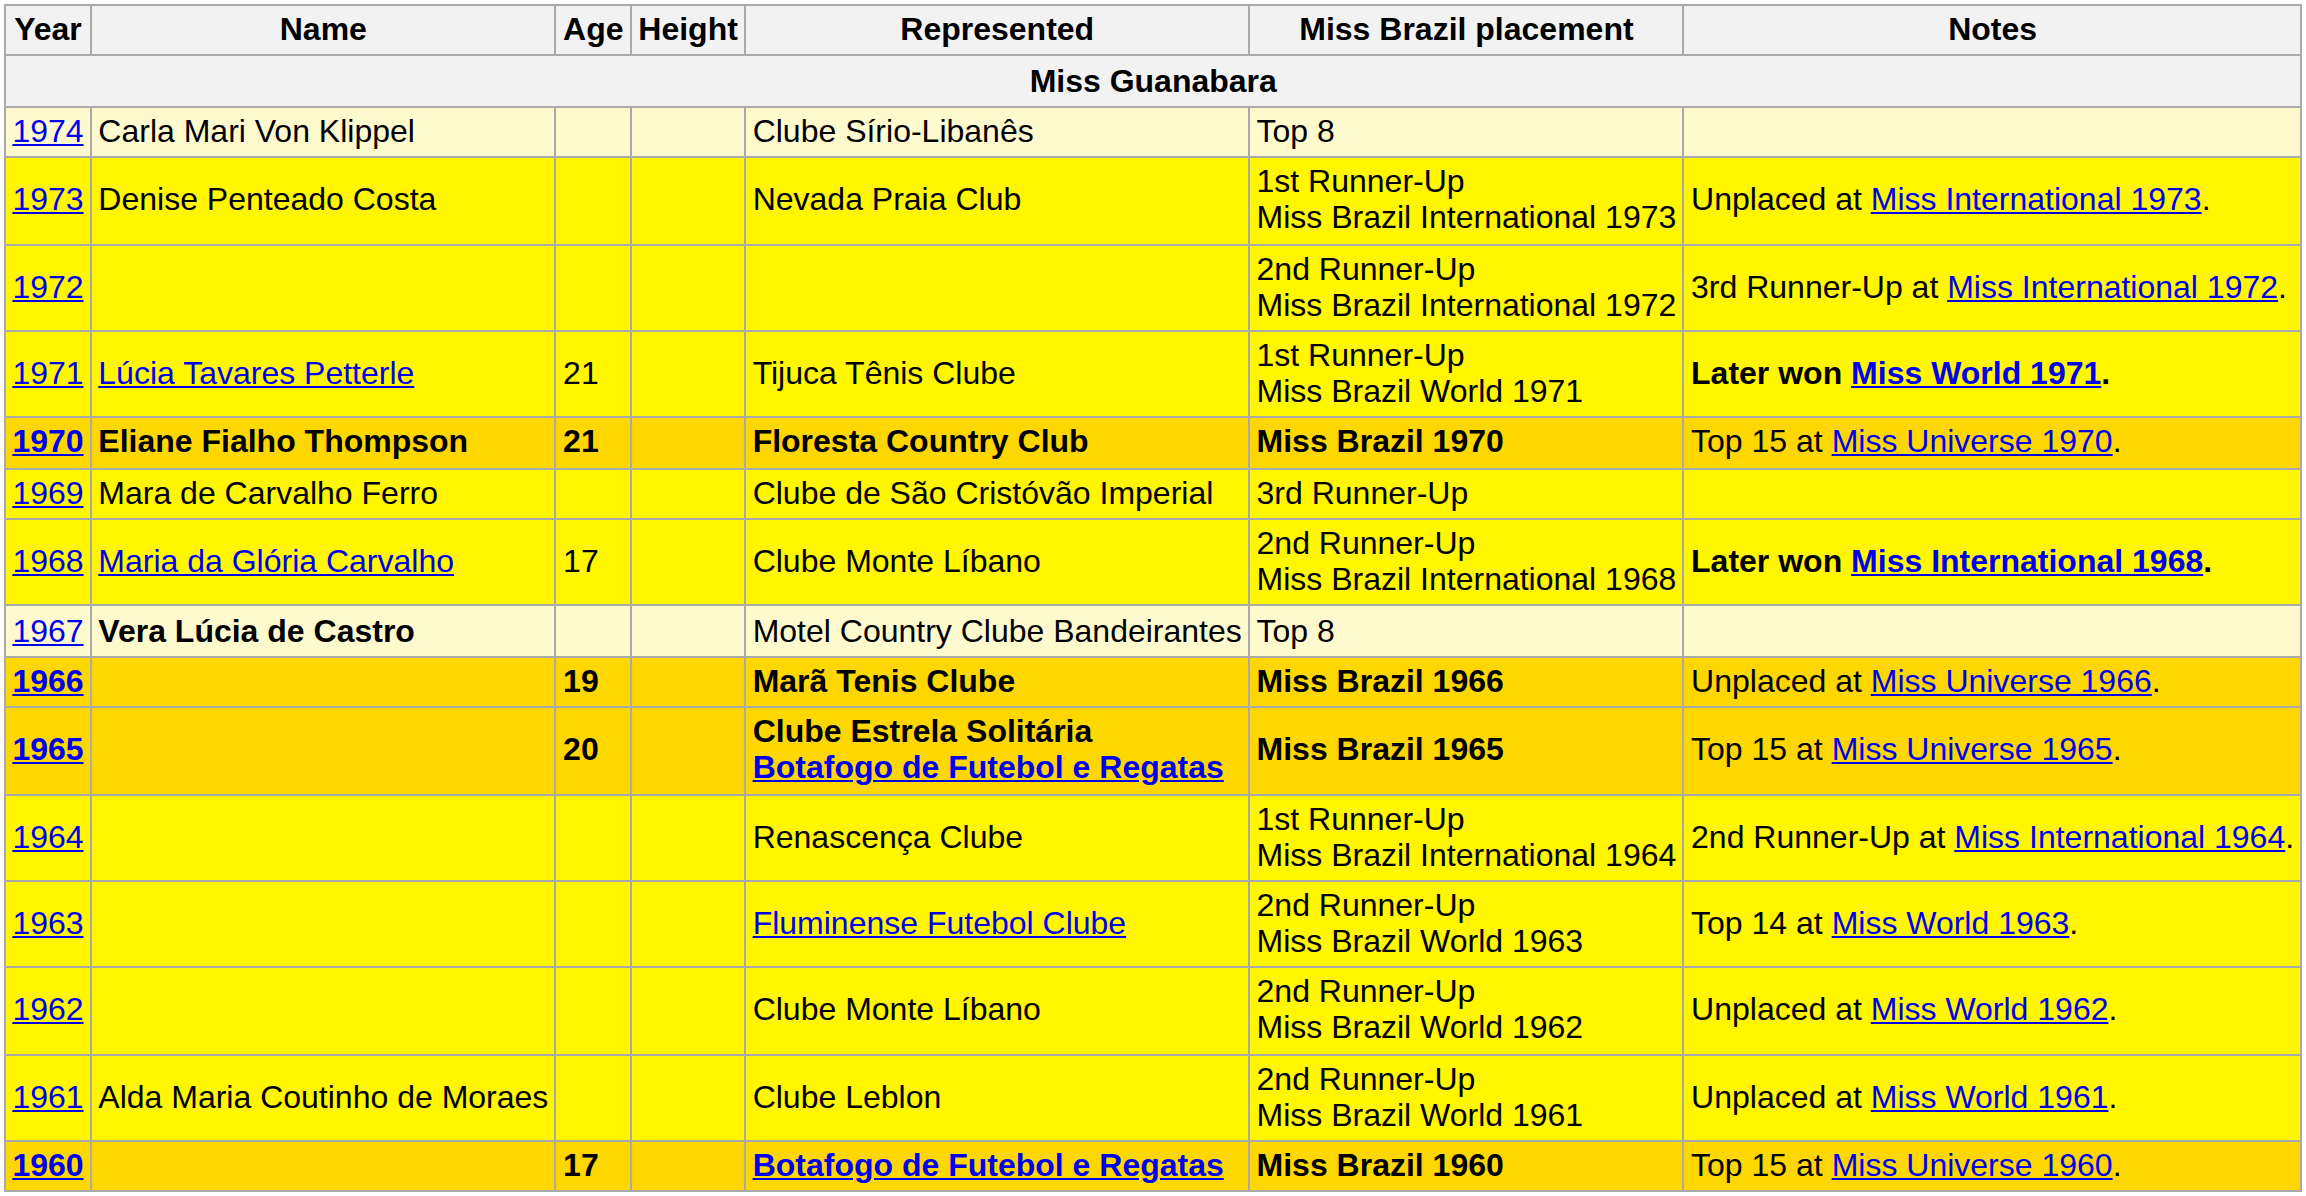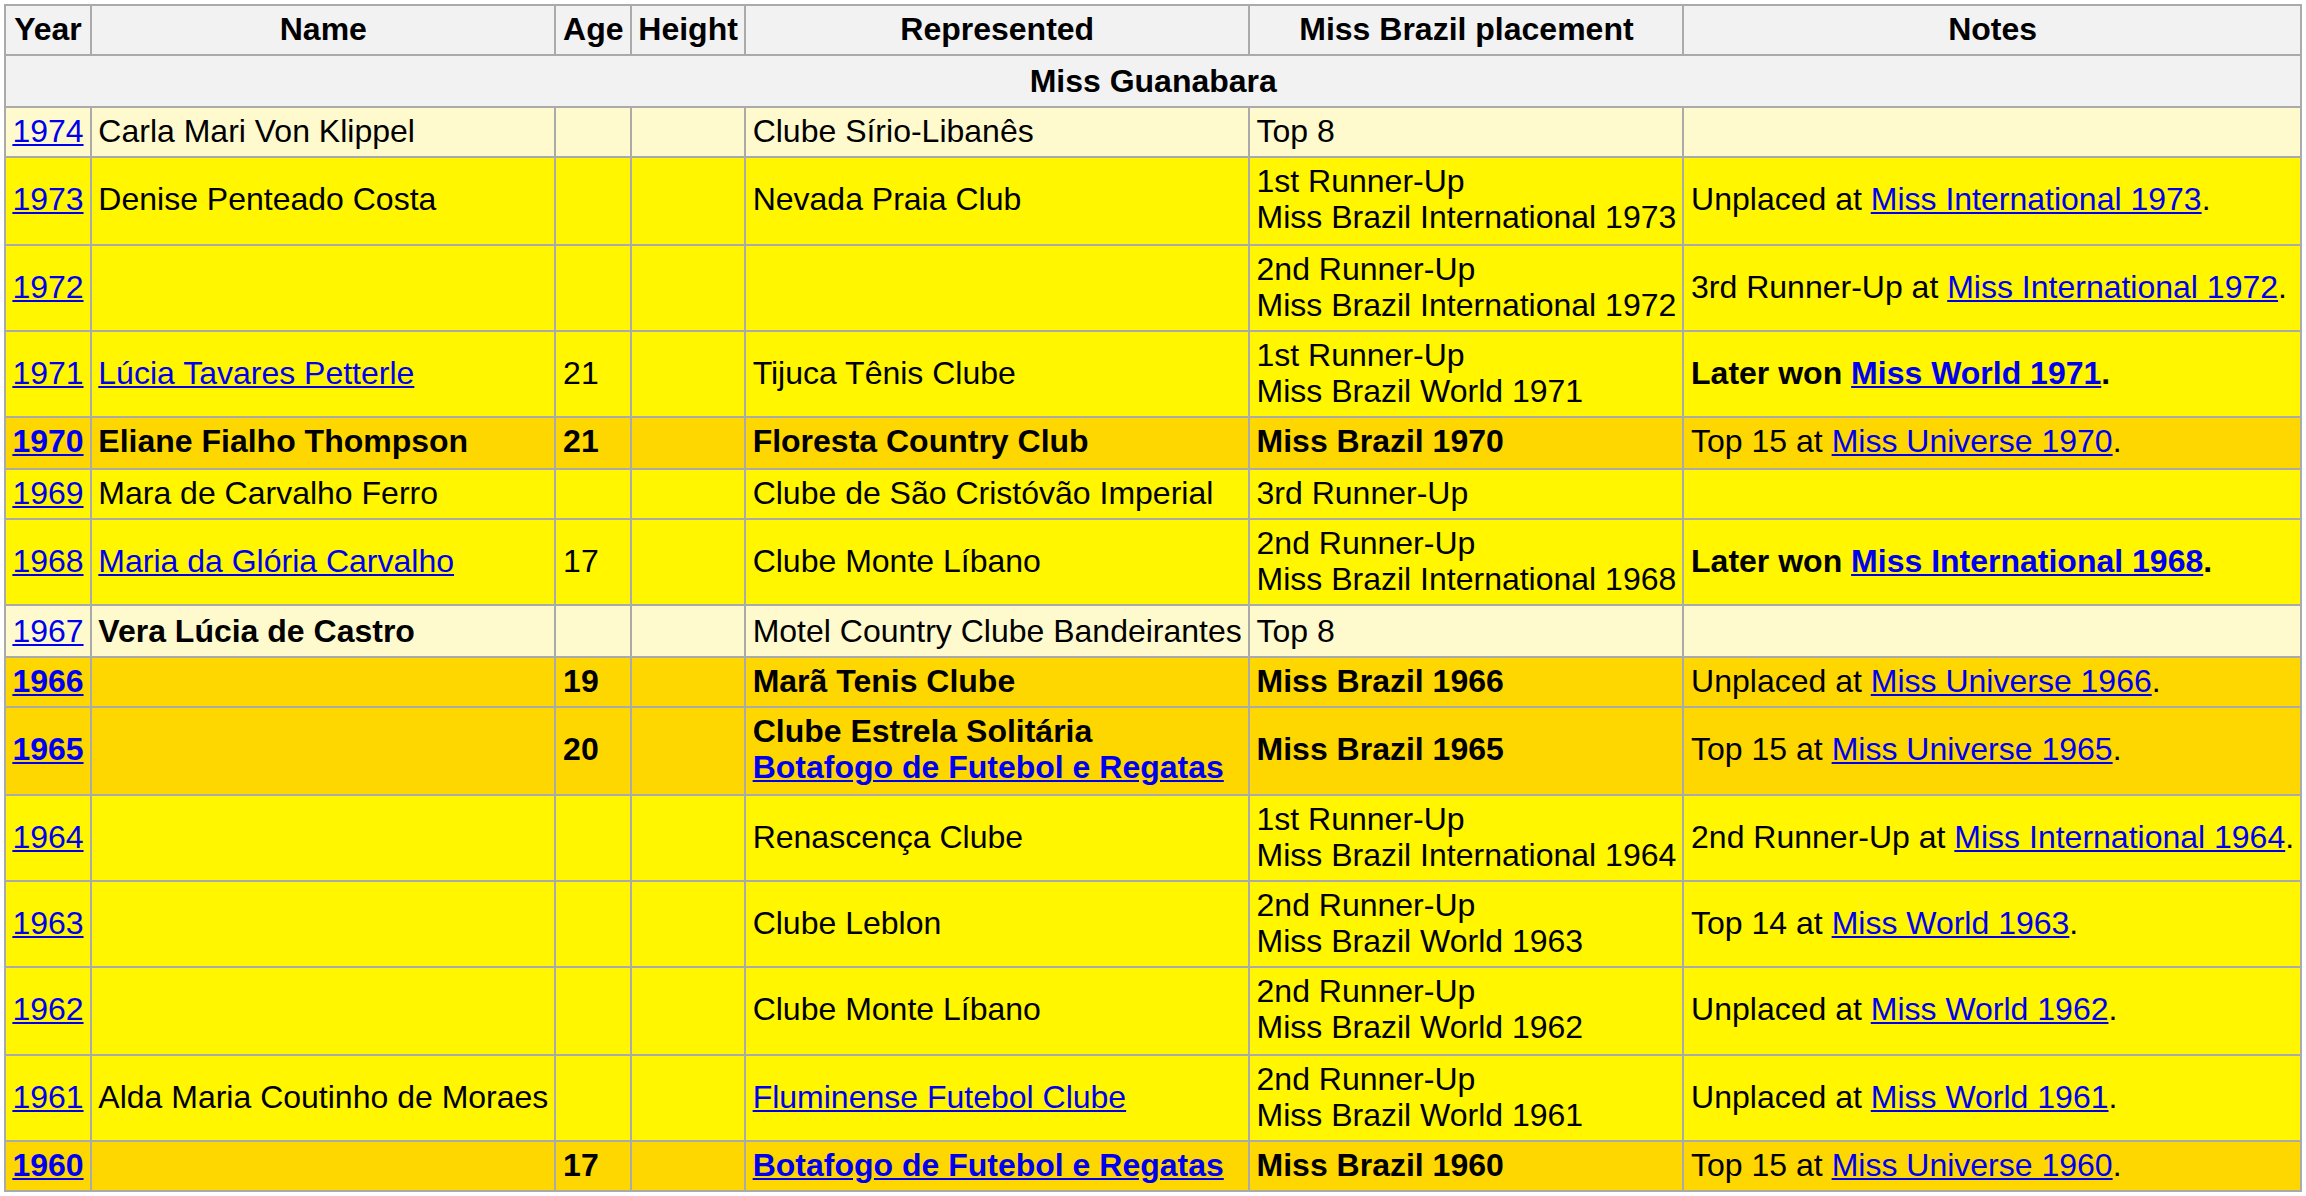(939, 923) Fluminense Futebol Clube -> (847, 923) Clube Leblon
(847, 1097) Clube Leblon -> (939, 1097) Fluminense Futebol Clube
